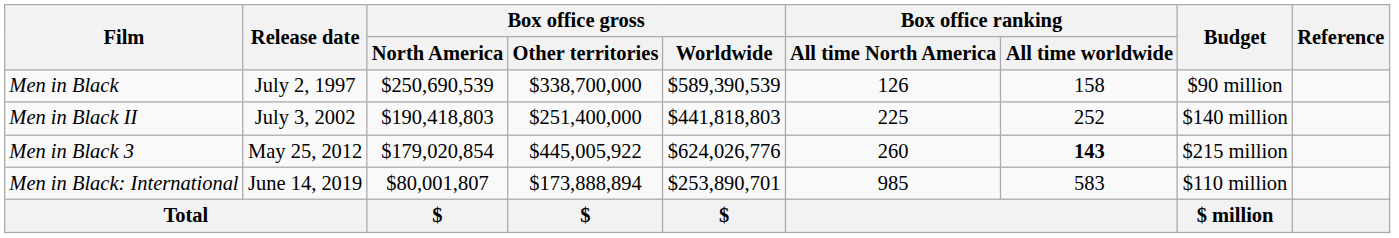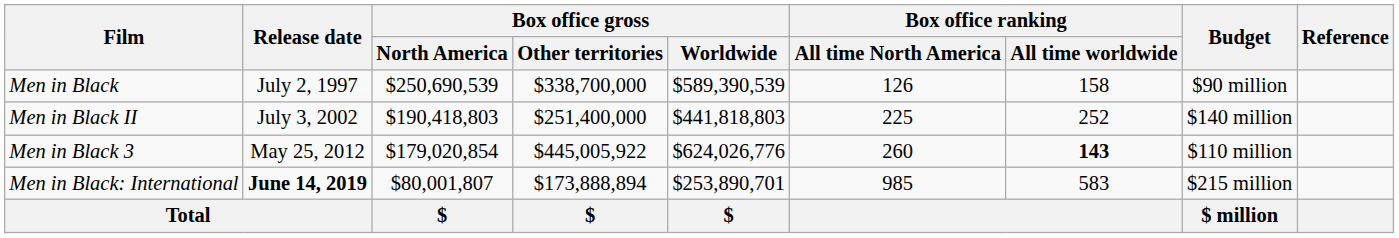(1235, 150) $215 million -> (1240, 150) $110 million
(305, 183) normal -> (307, 183) bold
(1235, 183) $110 million -> (1240, 183) $215 million
